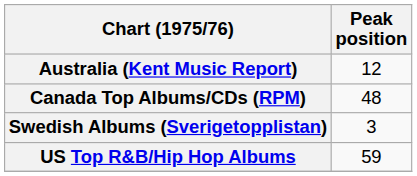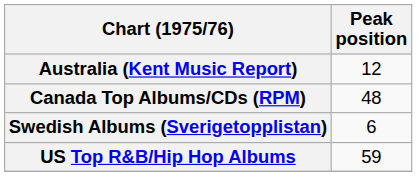(371, 127) 3 -> (371, 127) 6
